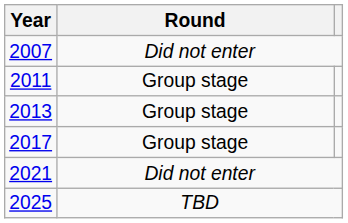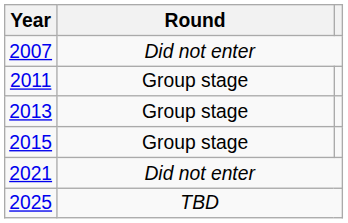+ row: (31, 142)
- row: (31, 142)
